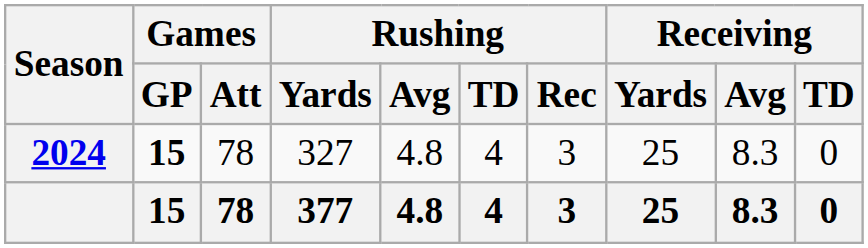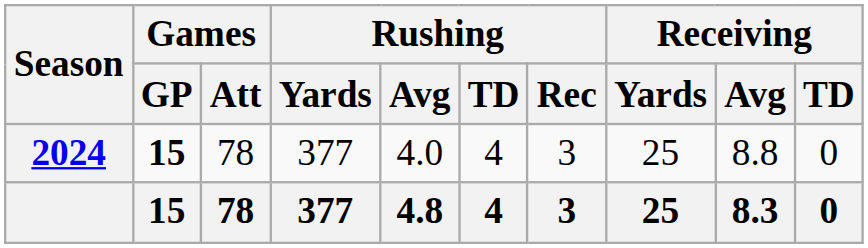(325, 152) 327 -> (325, 152) 377
(420, 152) 4.8 -> (420, 152) 4.0
(755, 152) 8.3 -> (755, 152) 8.8
